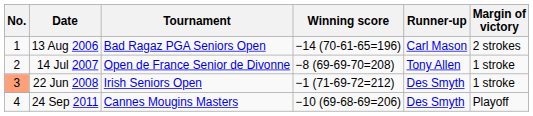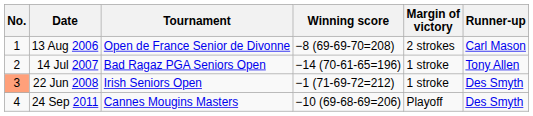columns swapped: (499, 21) <-> (437, 21)
(185, 46) Bad Ragaz PGA Seniors Open -> (197, 46) Open de France Senior de Divonne
(348, 46) −14 (70-61-65=196) -> (345, 46) −8 (69-69-70=208)
(197, 65) Open de France Senior de Divonne -> (185, 65) Bad Ragaz PGA Seniors Open
(345, 65) −8 (69-69-70=208) -> (348, 65) −14 (70-61-65=196)
